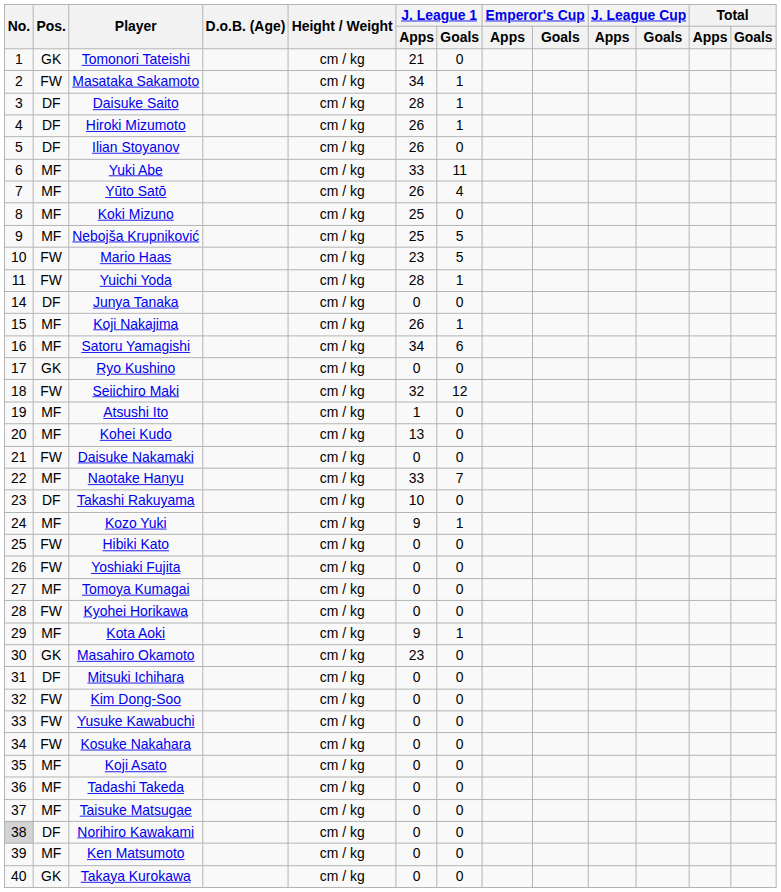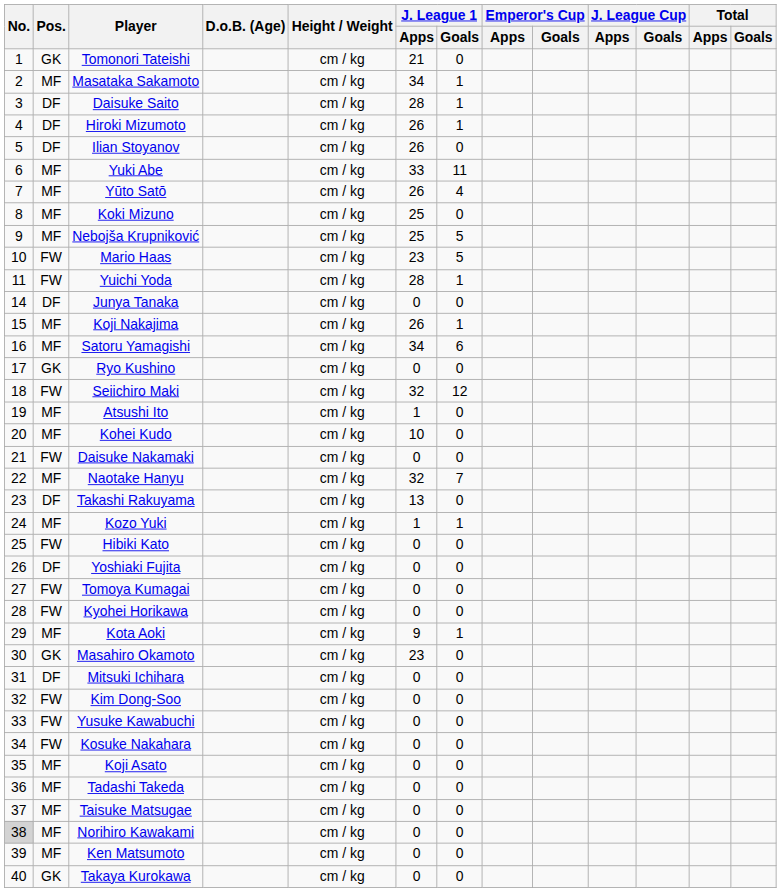(51, 81) FW -> (51, 81) MF
(417, 434) 13 -> (417, 434) 10
(417, 479) 33 -> (417, 479) 32
(417, 501) 10 -> (417, 501) 13
(417, 523) 9 -> (417, 523) 1
(51, 567) FW -> (51, 567) DF
(51, 589) MF -> (51, 589) FW
(51, 832) DF -> (51, 832) MF
